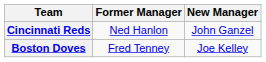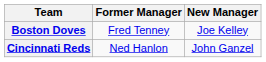rows swapped: (49, 48) <-> (49, 30)
